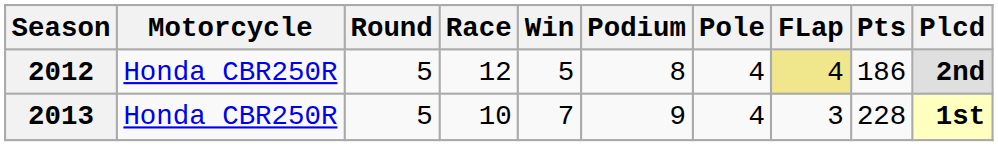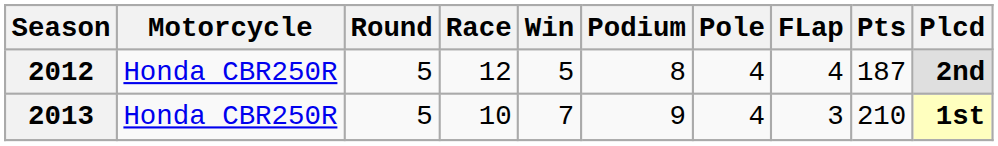(836, 72) khaki background -> (836, 72) no background
(882, 72) 186 -> (882, 72) 187
(882, 117) 228 -> (882, 117) 210
